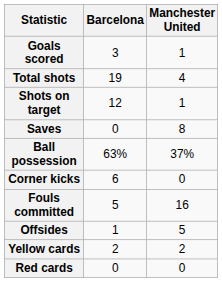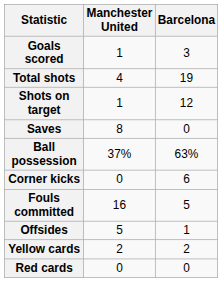columns swapped: (115, 20) <-> (182, 20)
